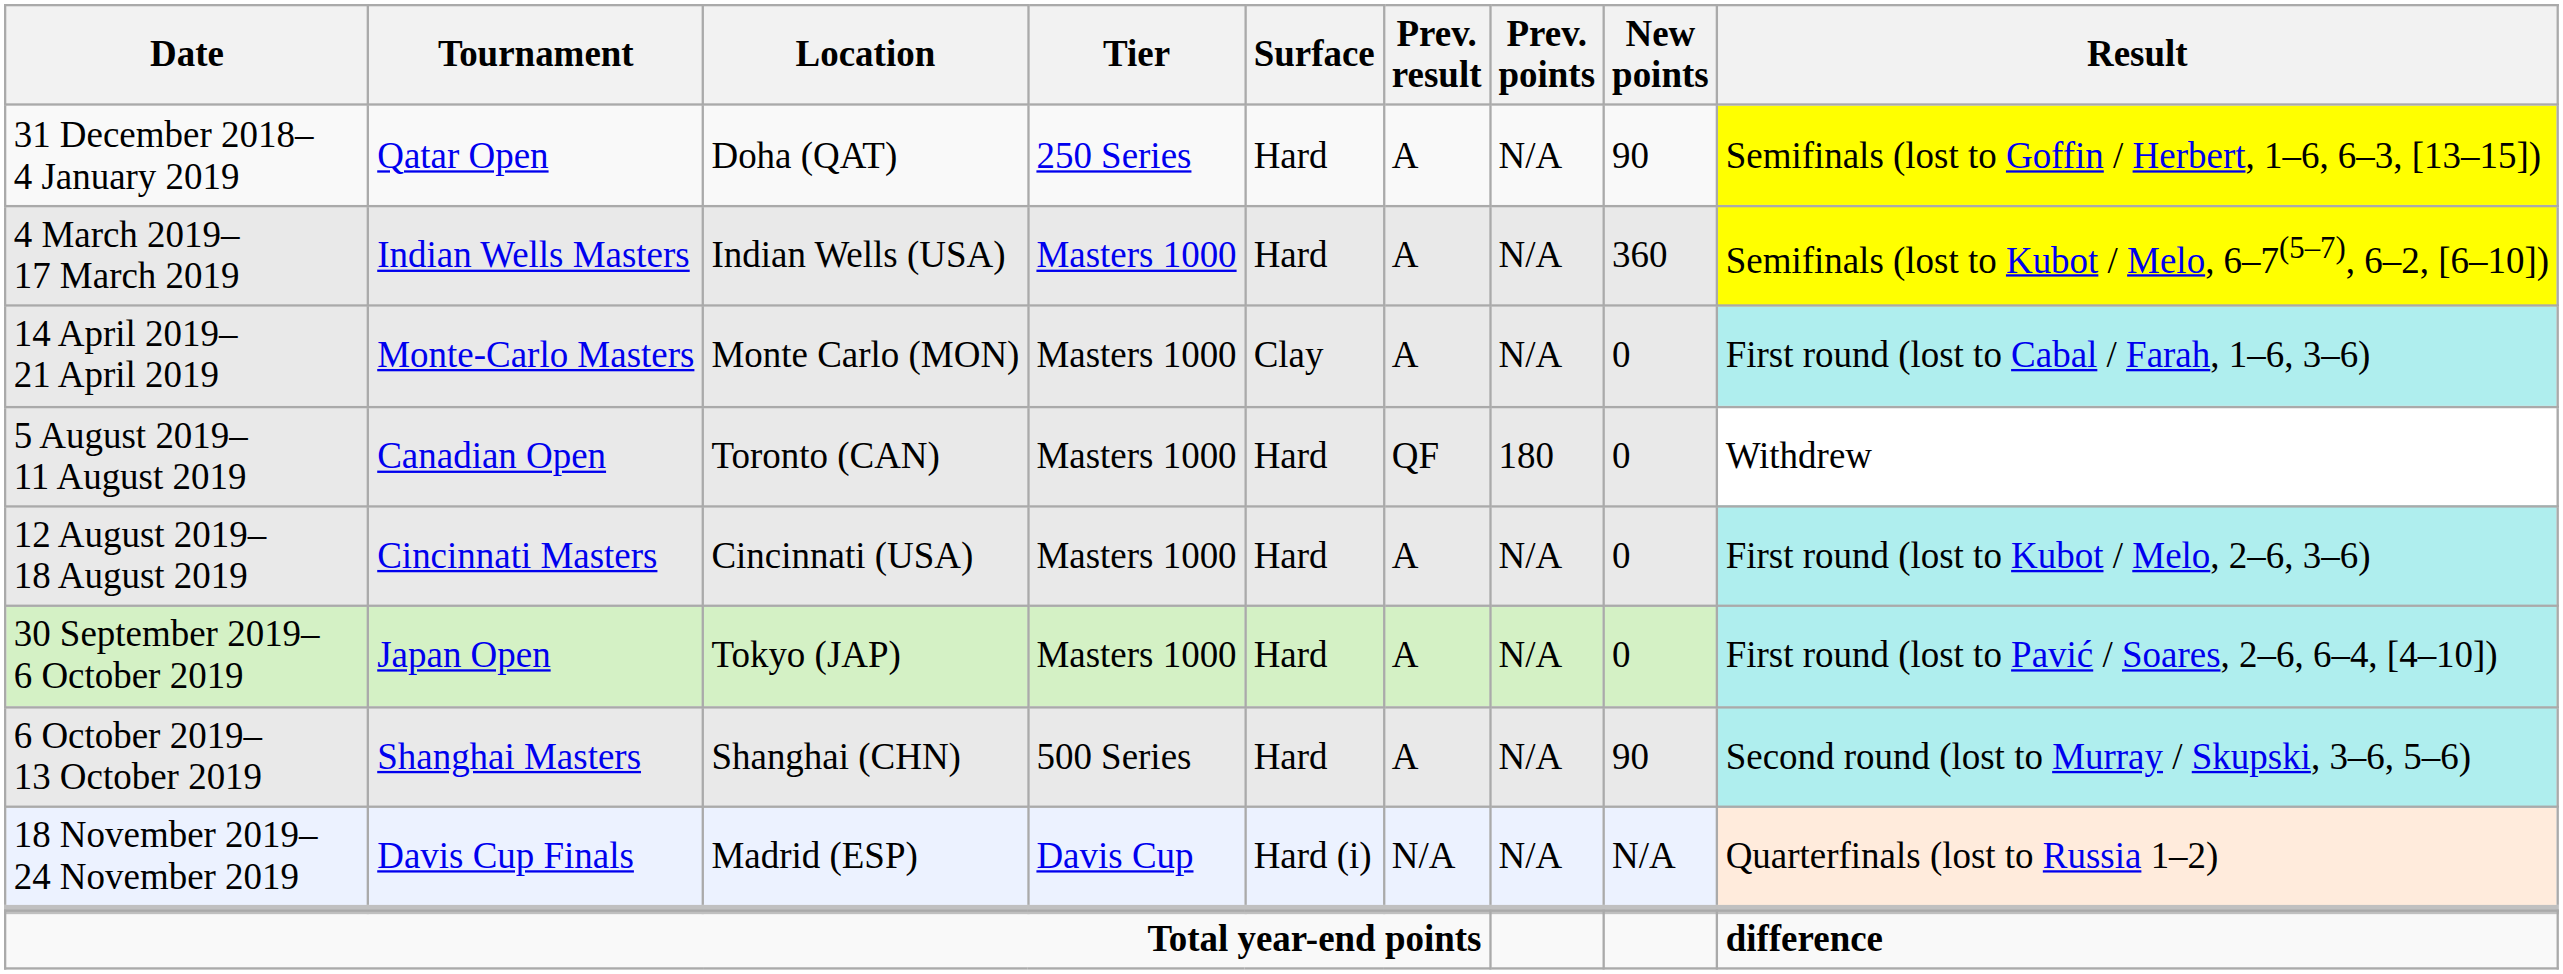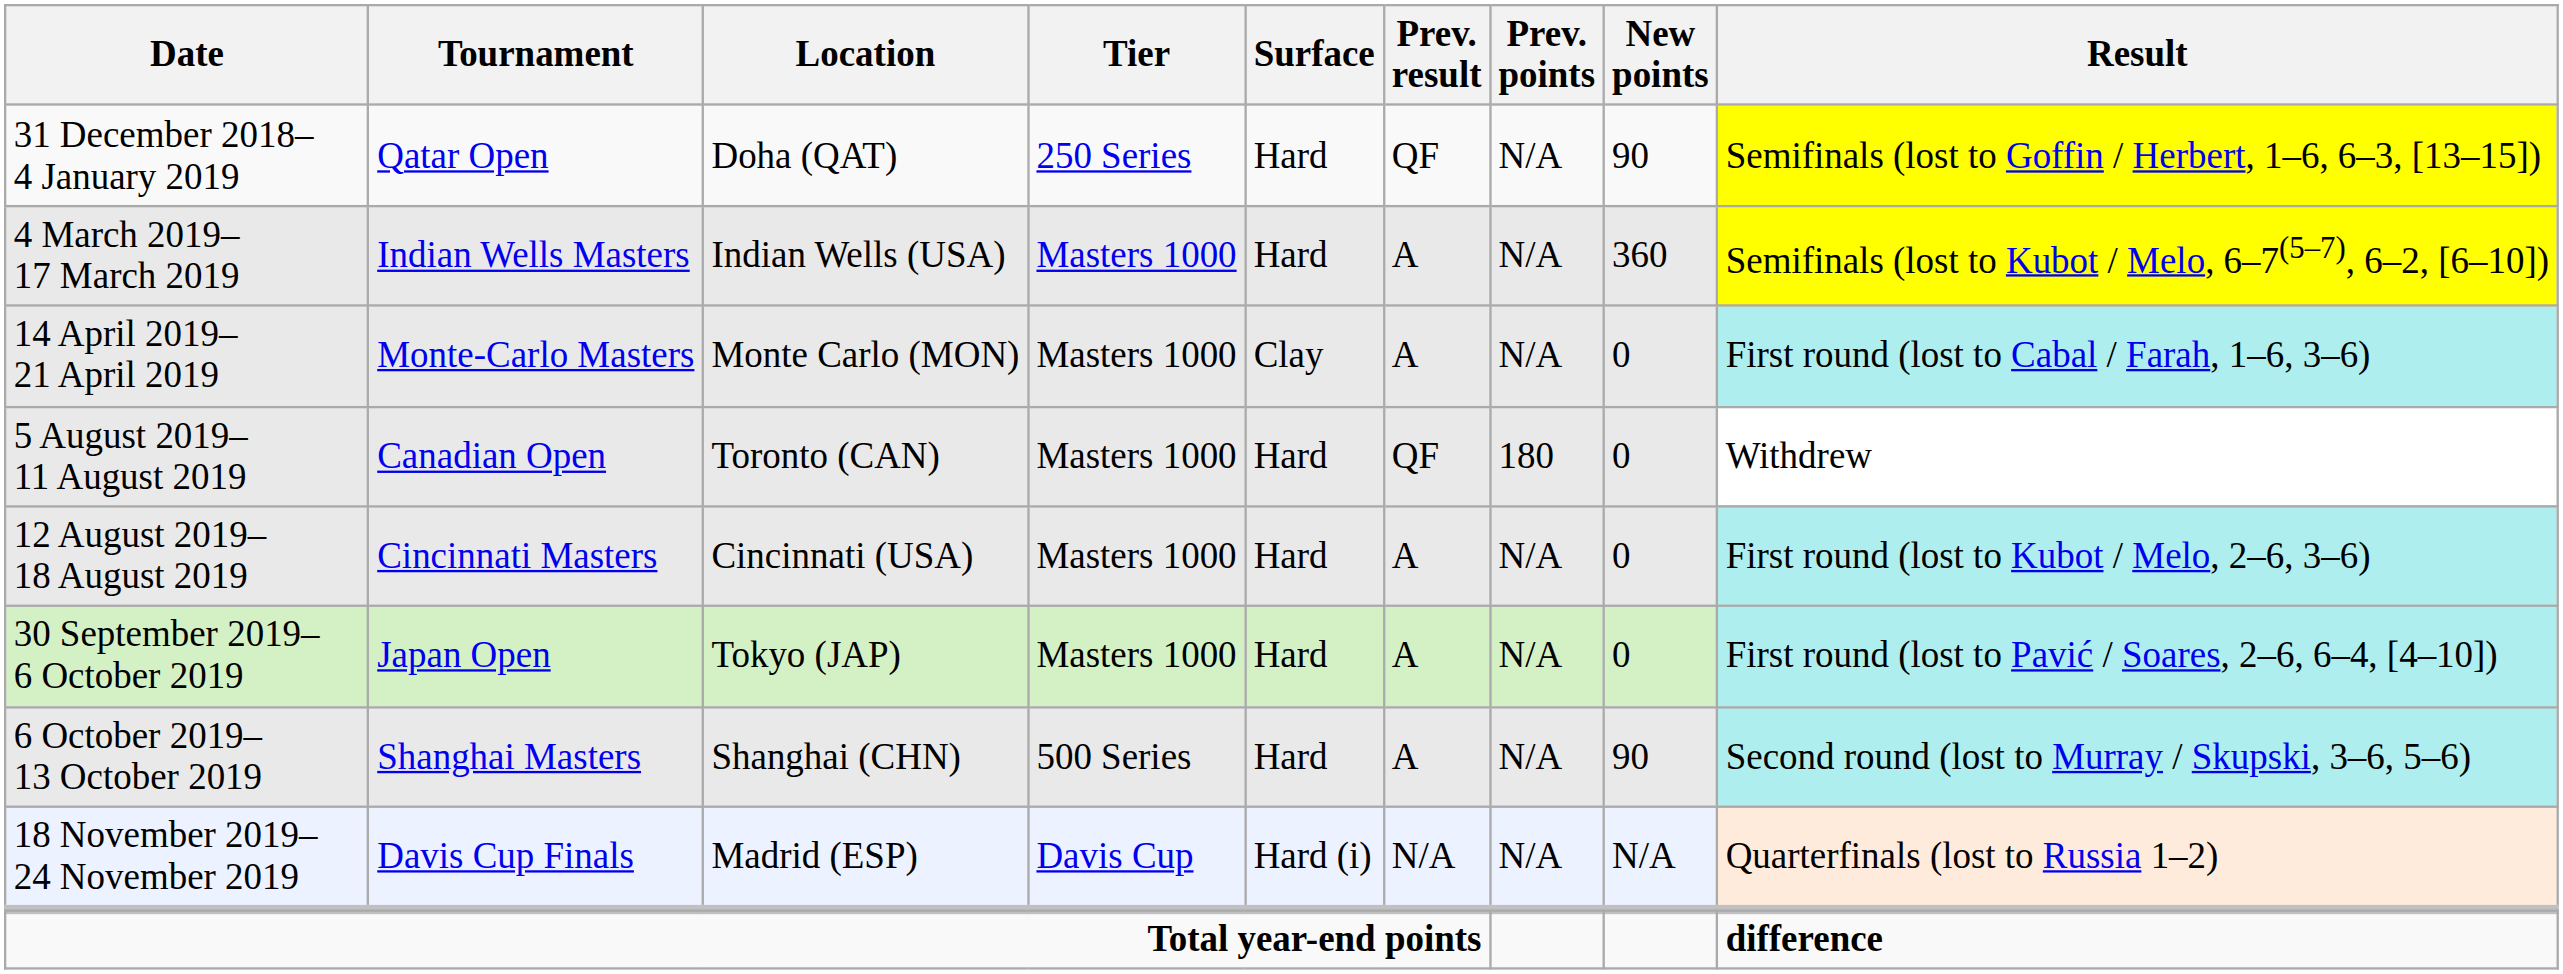(1405, 154) A -> (1415, 154) QF
